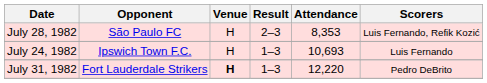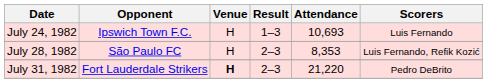rows swapped: (42, 51) <-> (42, 32)
(271, 69) 1–3 -> (271, 69) 2–3
(326, 69) 12,220 -> (326, 69) 21,220
